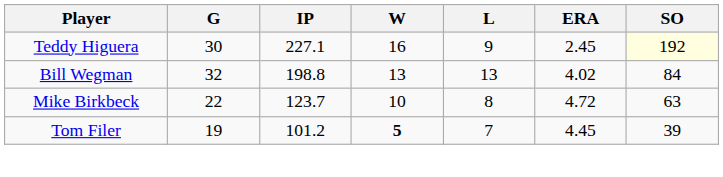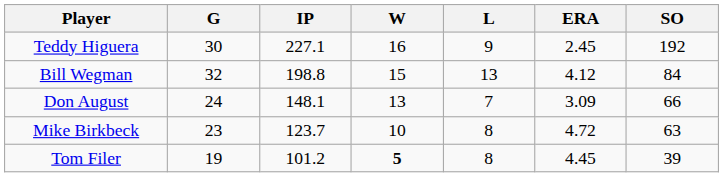(672, 46) lightyellow background -> (672, 46) no background
(397, 74) 13 -> (397, 74) 15
(581, 74) 4.02 -> (581, 74) 4.12
+ row: (86, 102)
(214, 102) 22 -> (214, 130) 23
(489, 130) 7 -> (489, 158) 8
